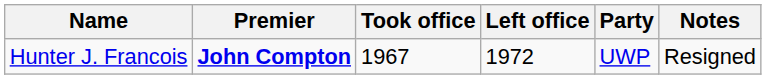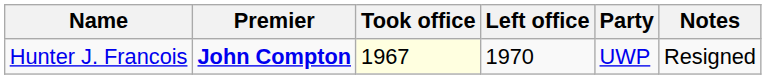(385, 56) no background -> (385, 56) lightyellow background
(510, 56) 1972 -> (510, 56) 1970
